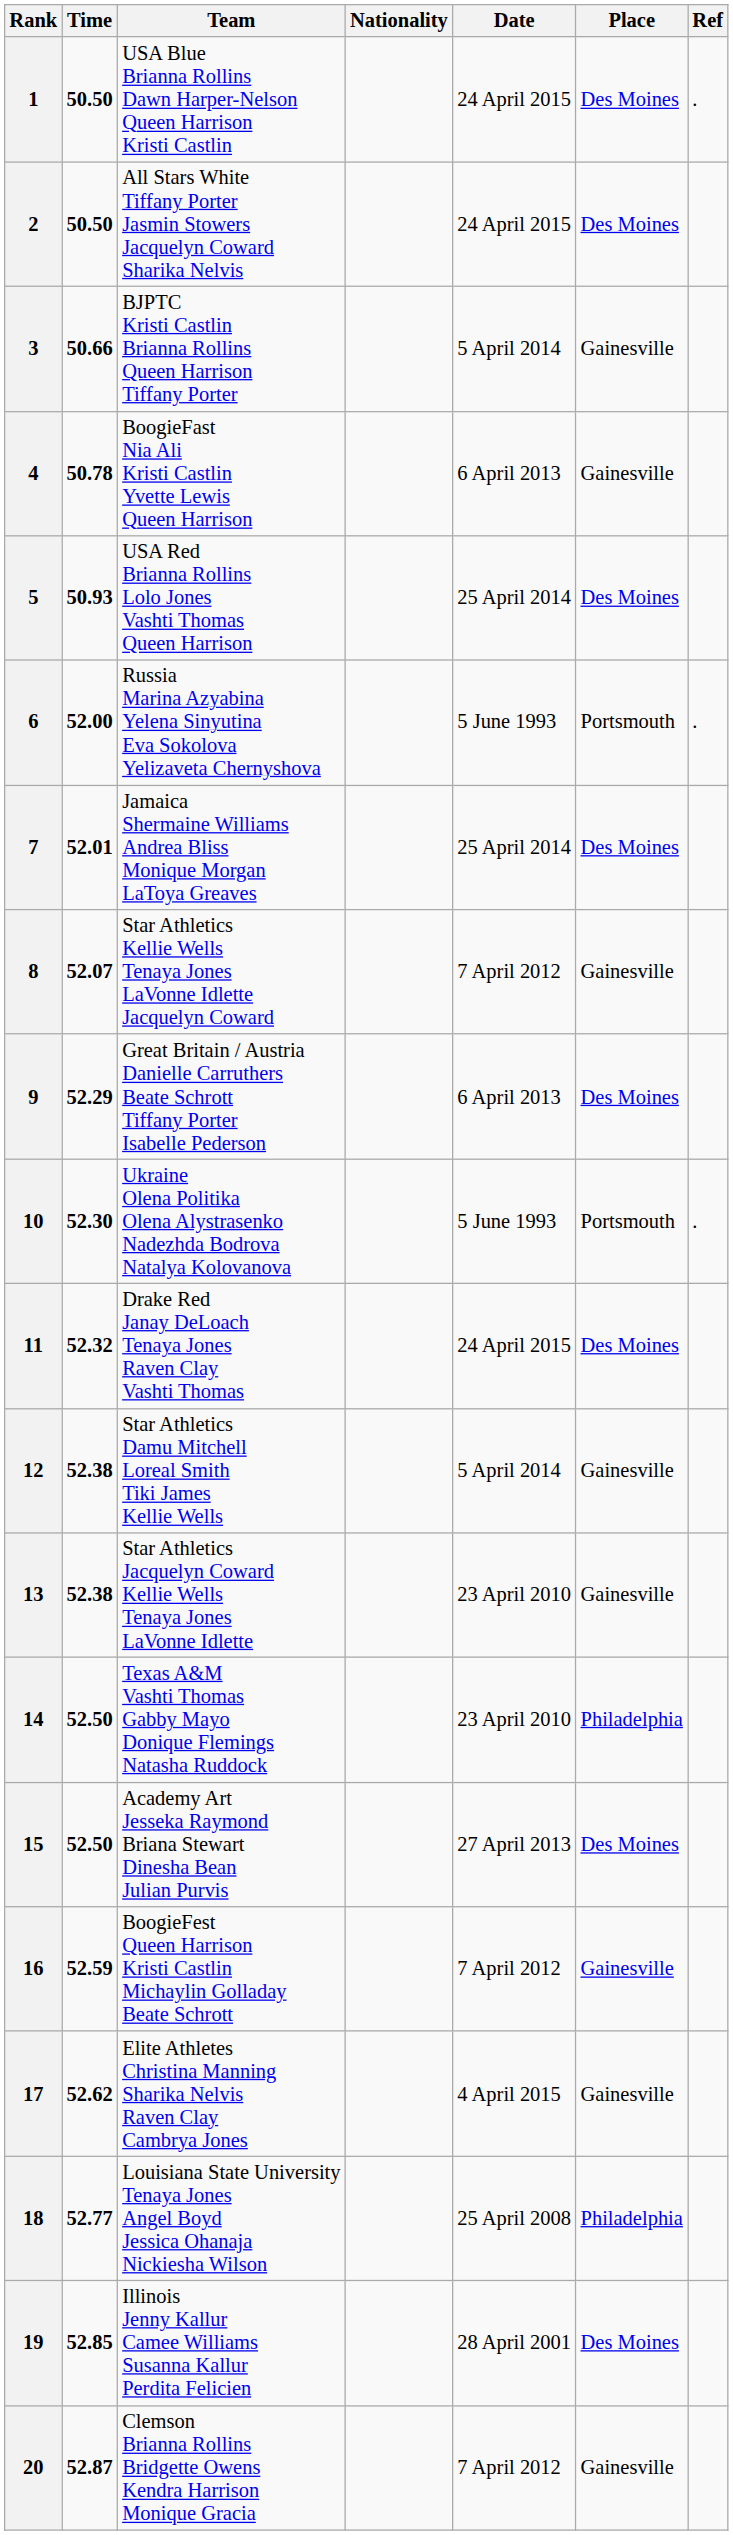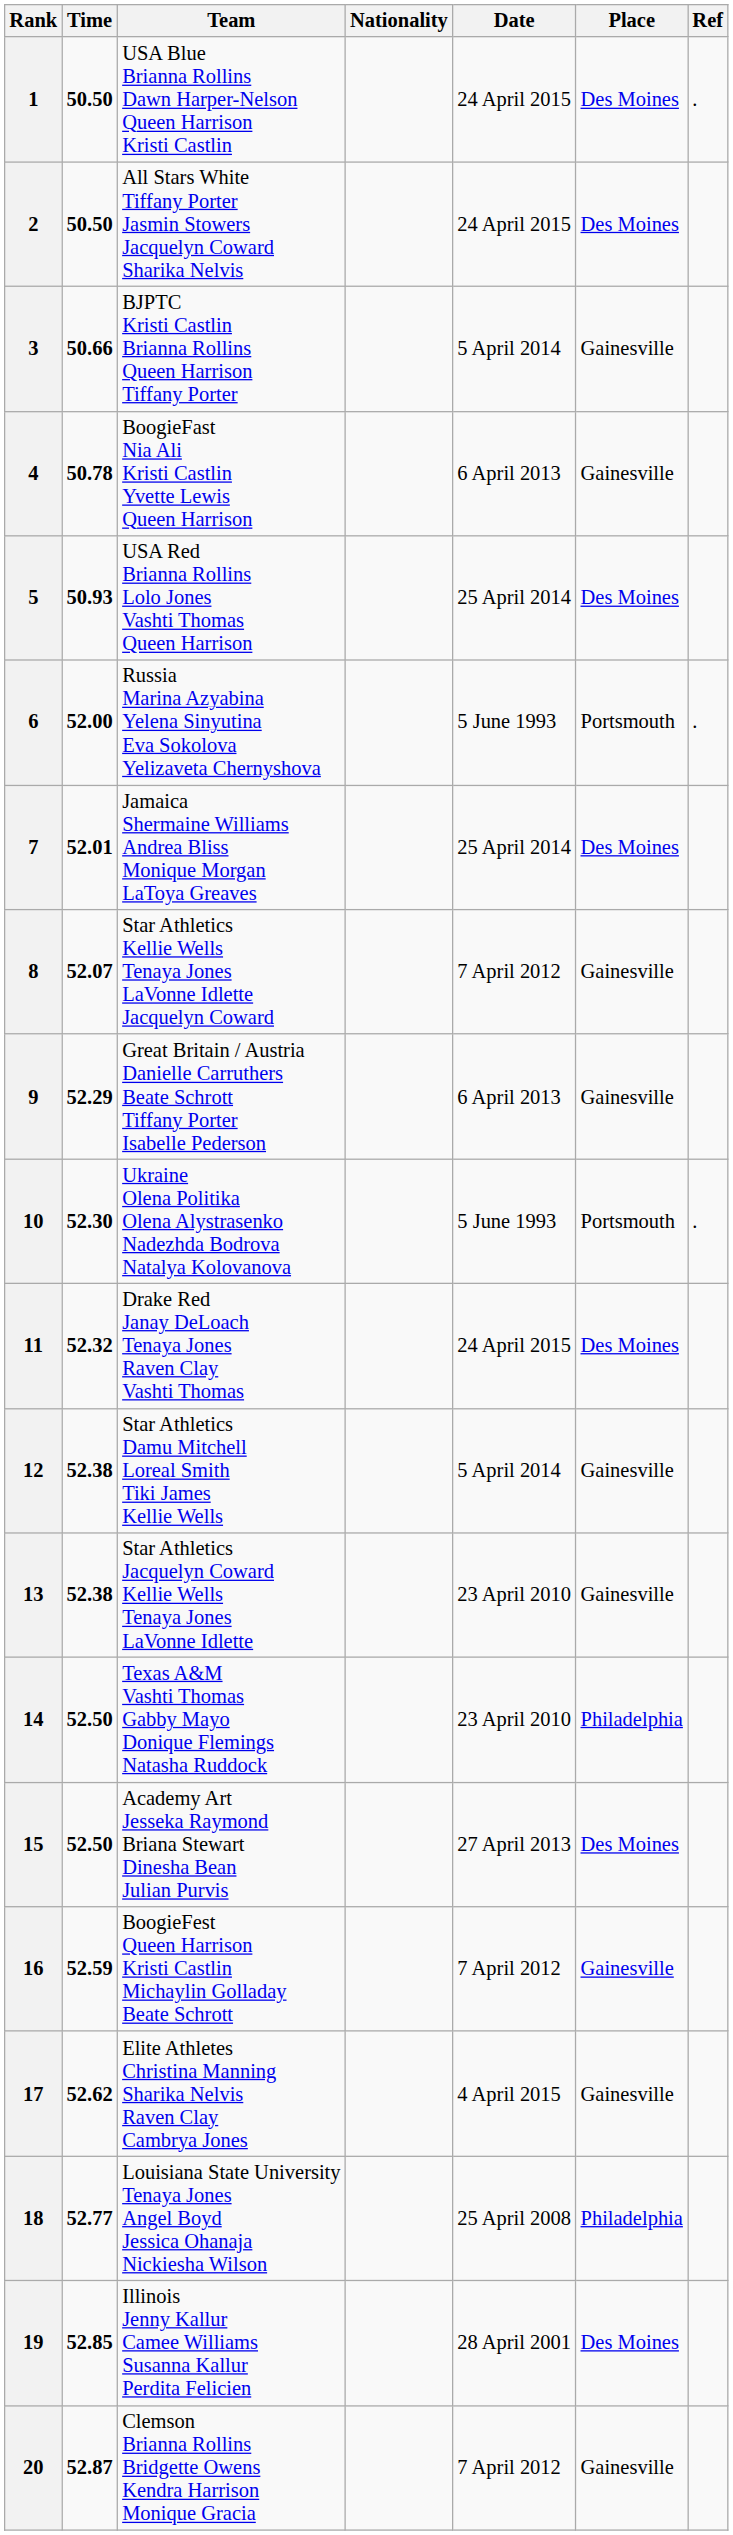(630, 1096) Des Moines -> (627, 1096) Gainesville
